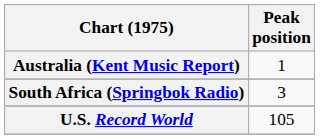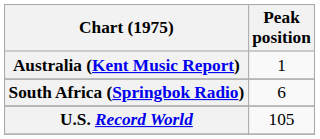(282, 92) 3 -> (282, 92) 6
